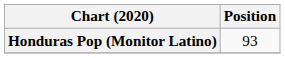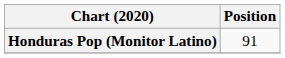(250, 40) 93 -> (250, 40) 91
